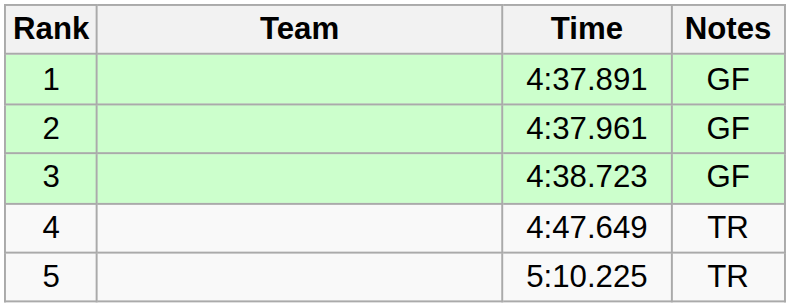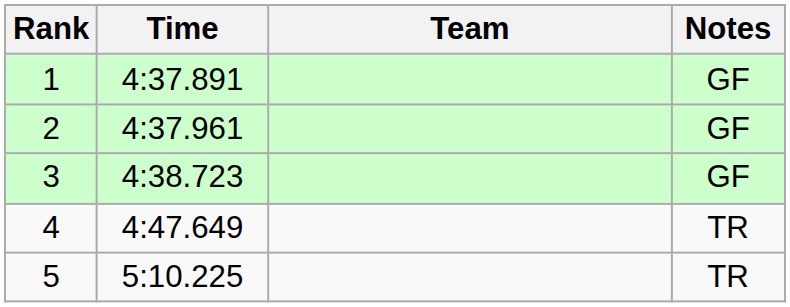columns swapped: (300, 29) <-> (587, 29)
